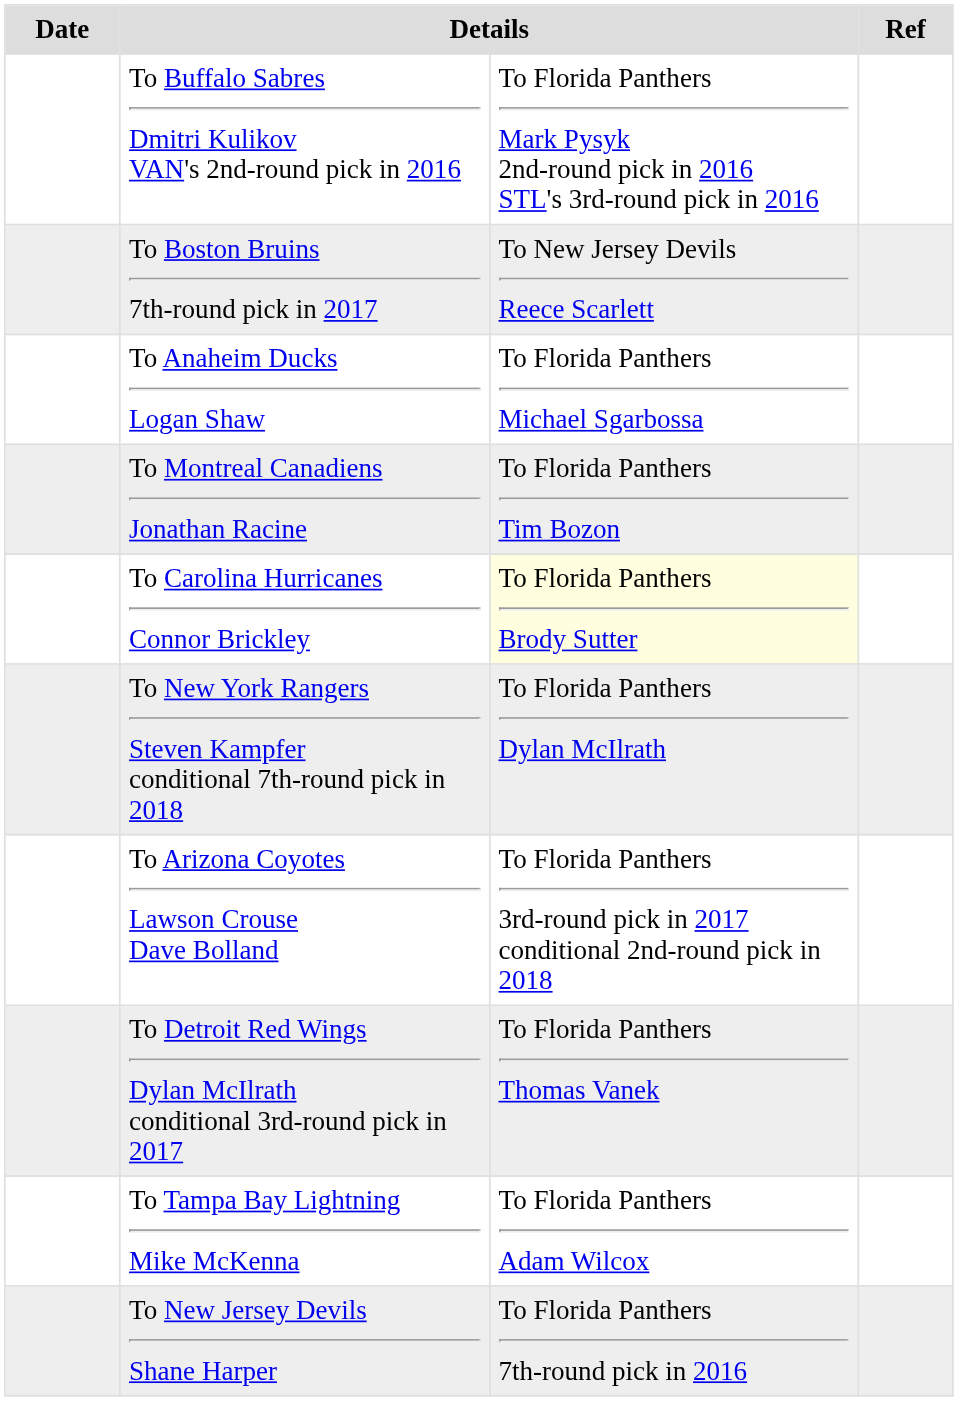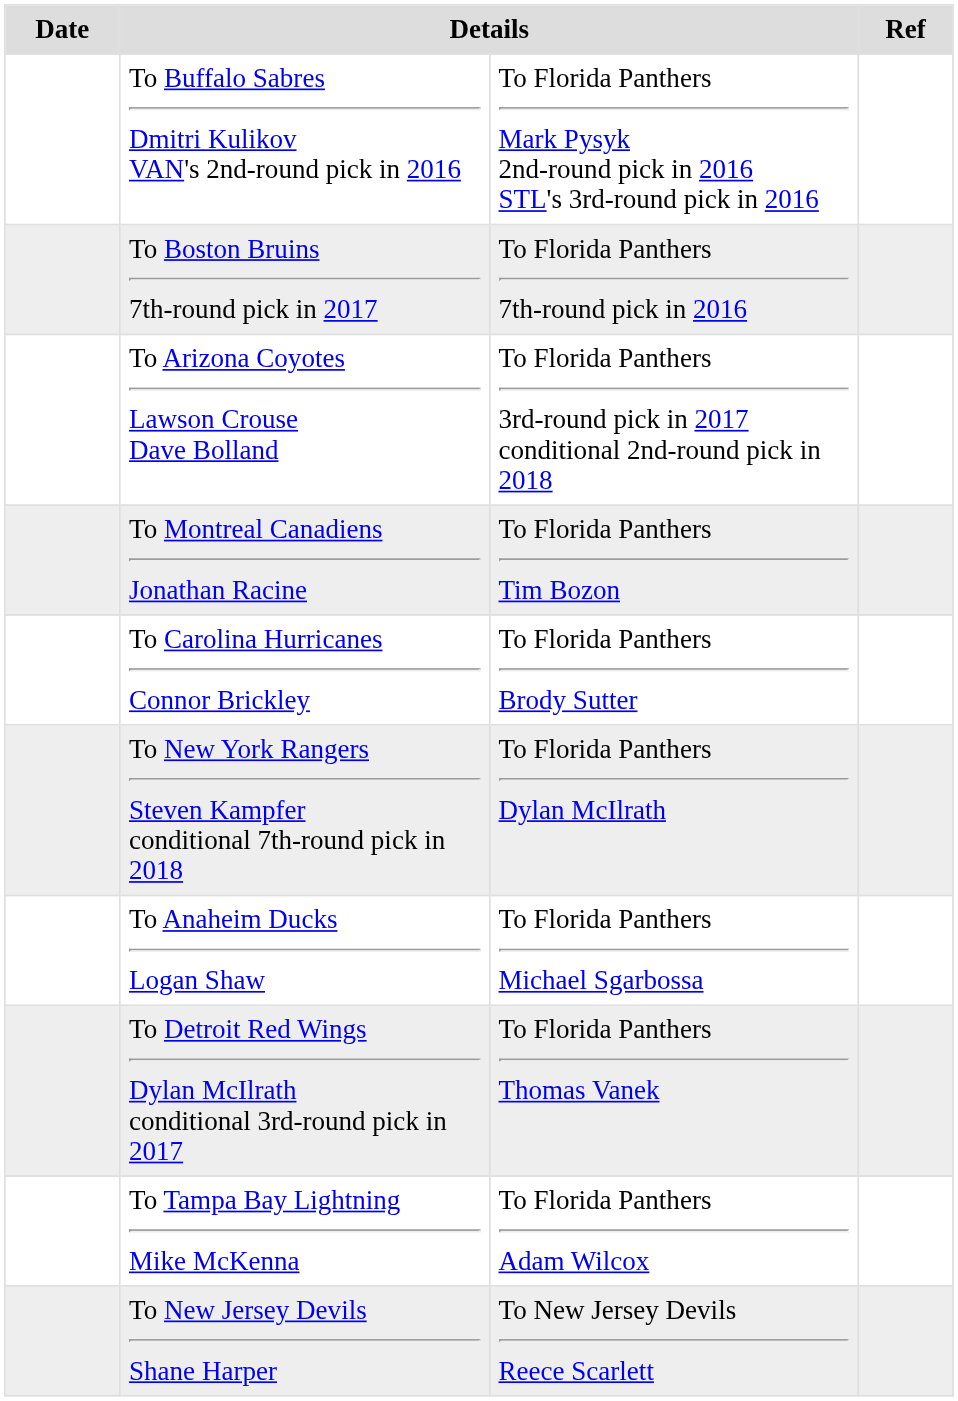(674, 279) To New Jersey Devils Reece Scarlett -> (674, 279) To Florida Panthers 7th-round pick in 2016
rows swapped: (304, 904) <-> (304, 388)
(674, 608) lightyellow background -> (674, 669) no background
(674, 1340) To Florida Panthers 7th-round pick in 2016 -> (674, 1340) To New Jersey Devils Reece Scarlett
